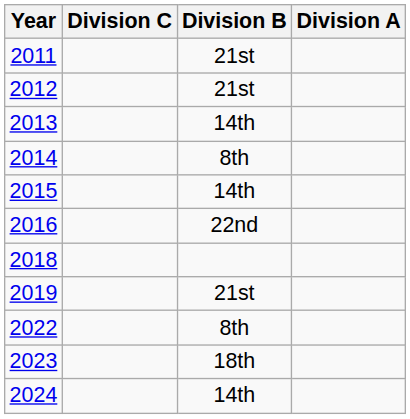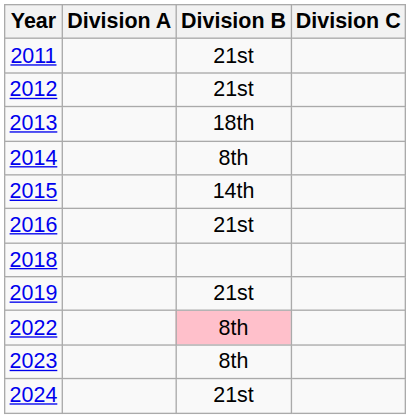columns swapped: (349, 21) <-> (120, 21)
(234, 123) 14th -> (234, 123) 18th
(234, 225) 22nd -> (234, 225) 21st
(234, 327) no background -> (234, 327) pink background
(234, 361) 18th -> (234, 361) 8th
(234, 395) 14th -> (234, 395) 21st
